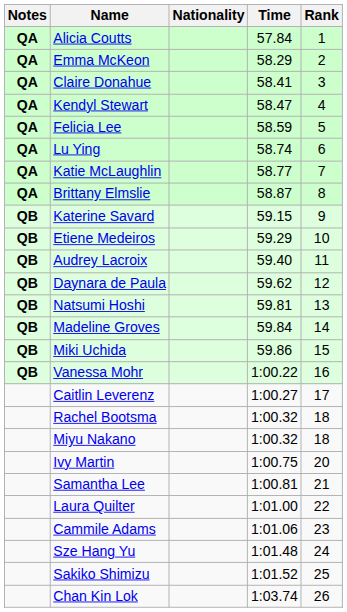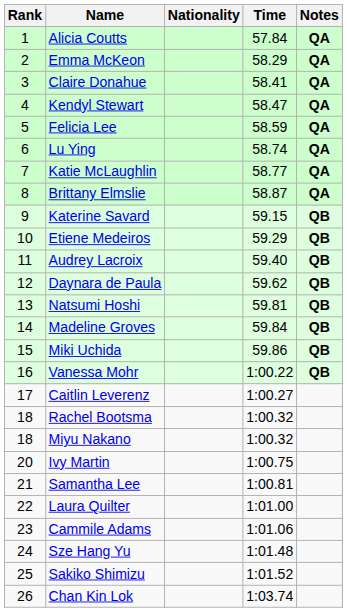columns swapped: (322, 15) <-> (27, 15)
